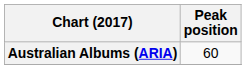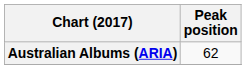(211, 53) 60 -> (211, 53) 62
